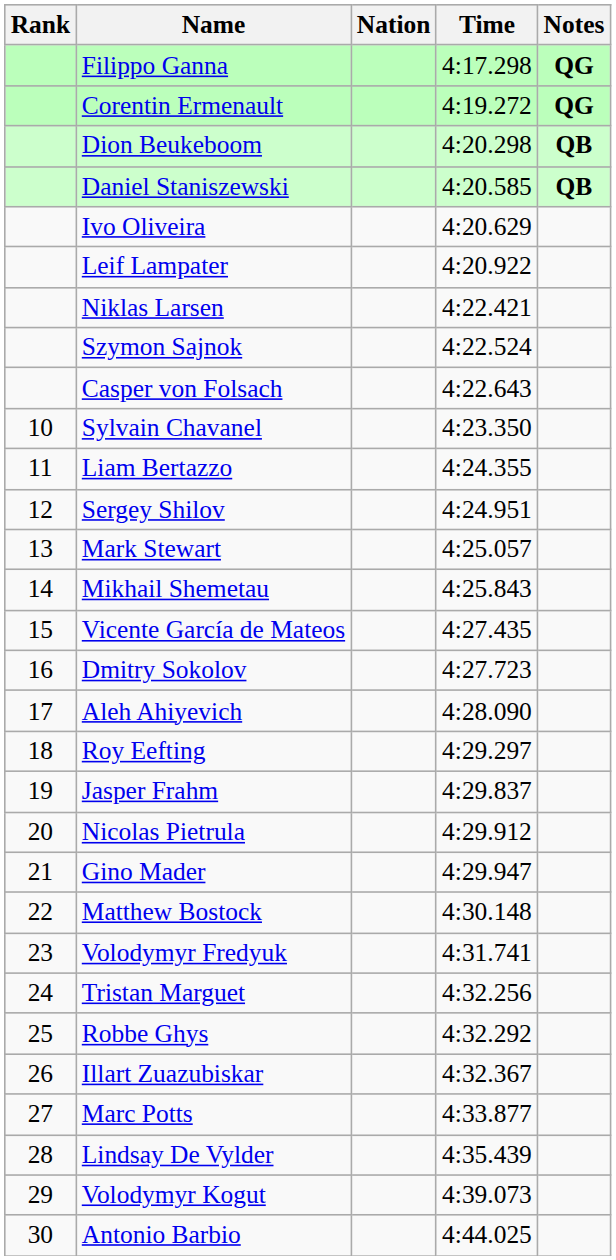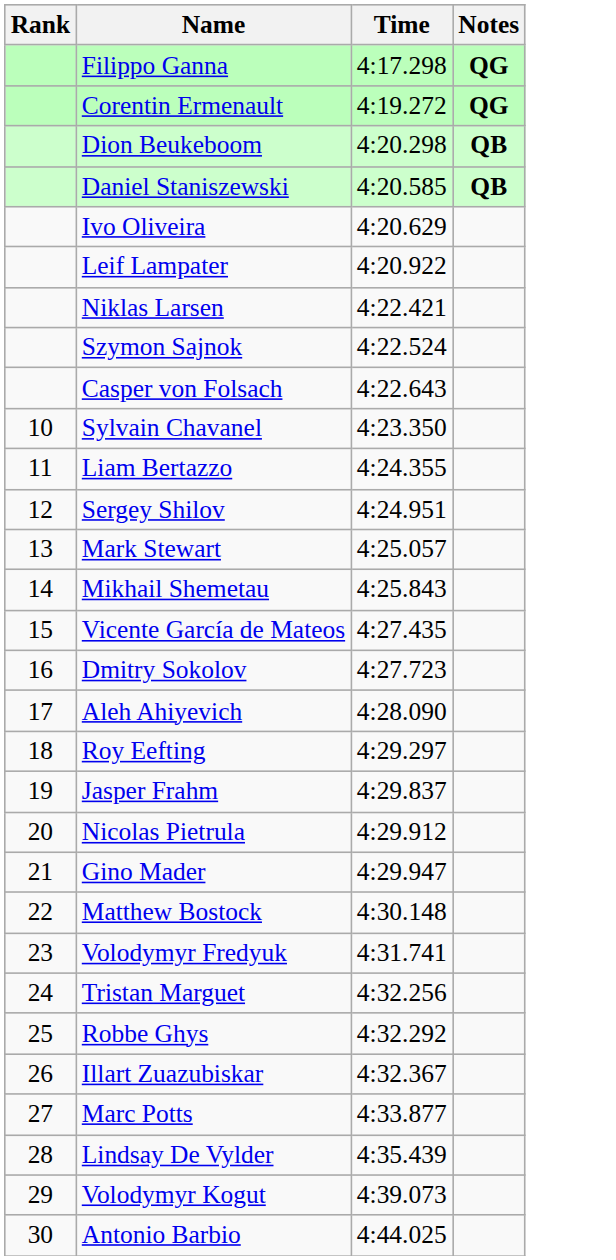- column: (394, 24)
